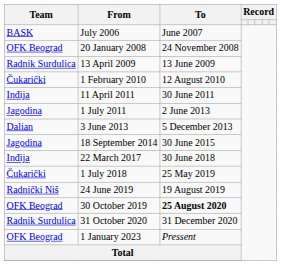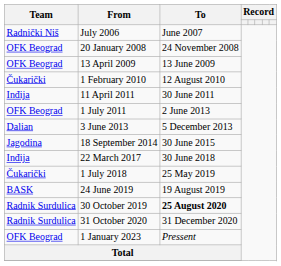(20, 32) BASK -> (33, 32) Radnički Niš
(41, 64) Radnik Surdulica -> (35, 64) OFK Beograd
(24, 111) Jagodina -> (35, 111) OFK Beograd
(33, 189) Radnički Niš -> (20, 189) BASK
(35, 205) OFK Beograd -> (41, 205) Radnik Surdulica
